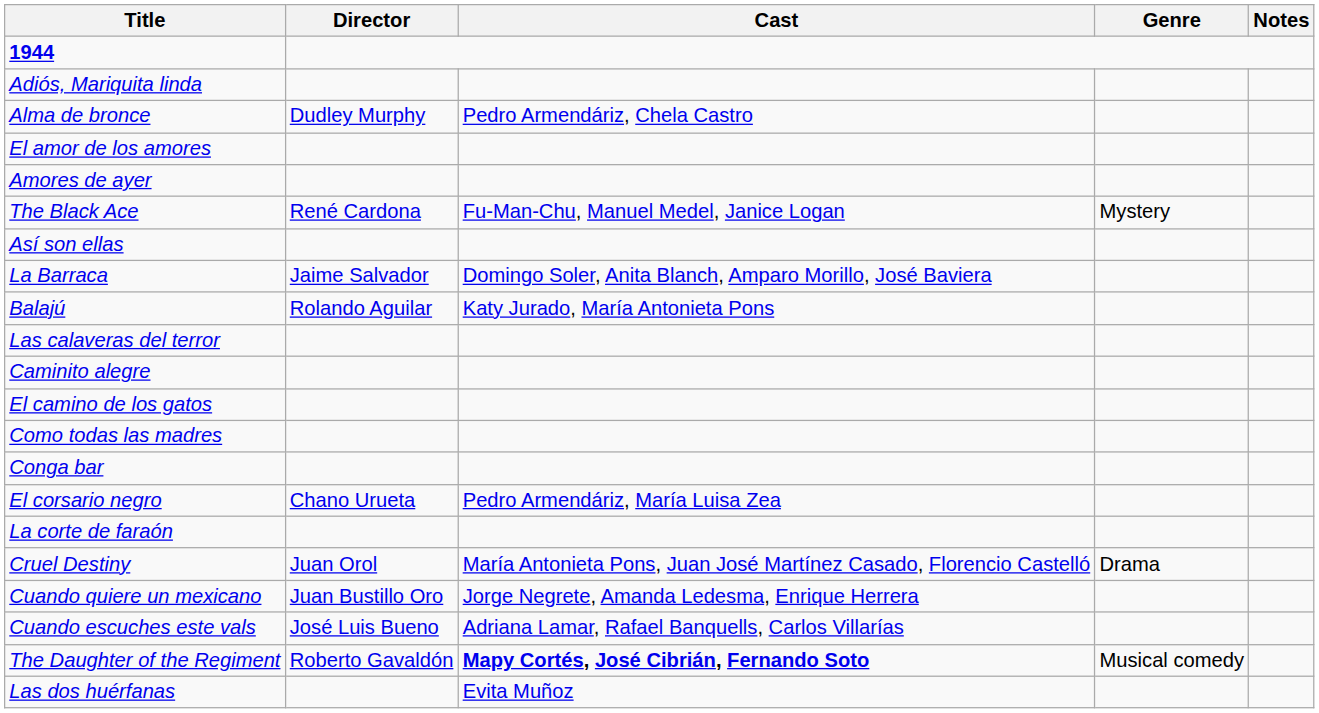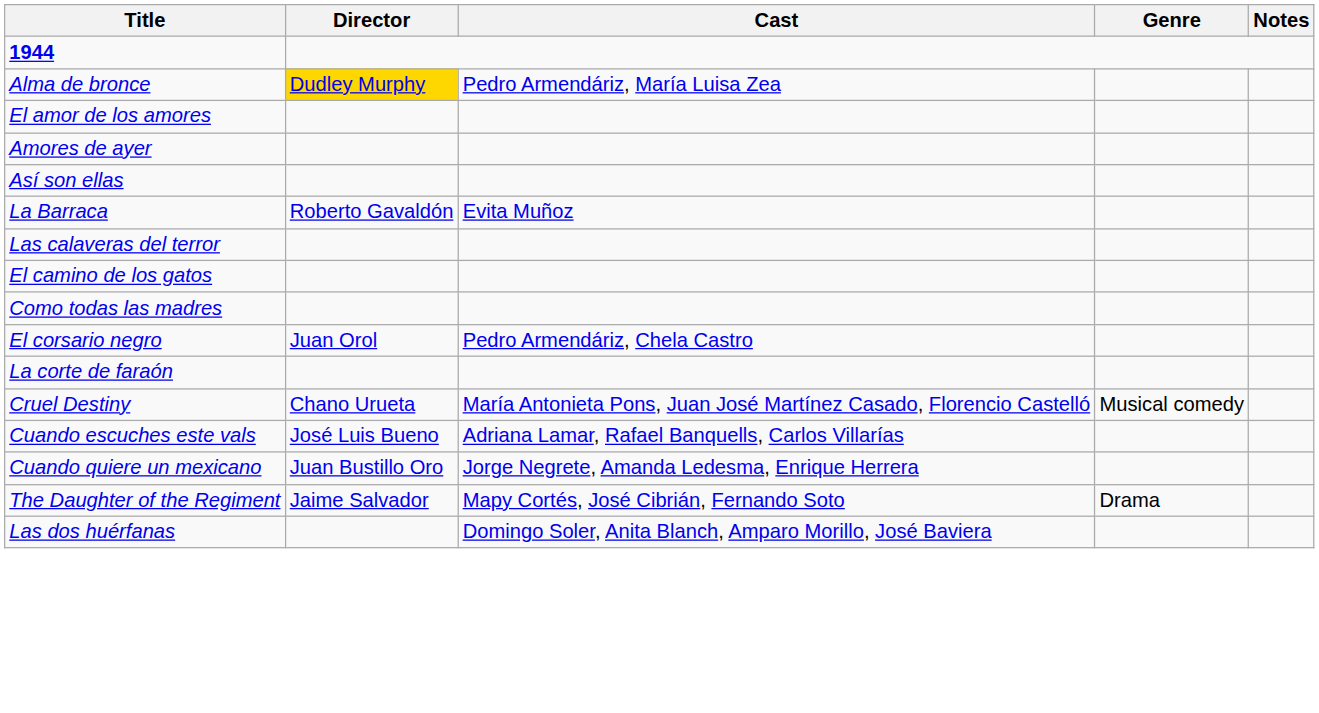- row: (106, 84)
(358, 116) no background -> (358, 84) gold background
(608, 116) Pedro Armendáriz, Chela Castro -> (622, 84) Pedro Armendáriz, María Luisa Zea
- row: (74, 212)
(359, 276) Jaime Salvador -> (372, 212) Roberto Gavaldón
(727, 276) Domingo Soler, Anita Blanch, Amparo Morillo, José Baviera -> (518, 212) Evita Muñoz
- row: (37, 308)
- row: (80, 372)
- row: (56, 468)
(353, 500) Chano Urueta -> (333, 340) Juan Orol
(622, 500) Pedro Armendáriz, María Luisa Zea -> (608, 340) Pedro Armendáriz, Chela Castro
(333, 564) Juan Orol -> (353, 404) Chano Urueta
(1130, 564) Drama -> (1172, 404) Musical comedy
rows swapped: (133, 627) <-> (135, 595)
(372, 659) Roberto Gavaldón -> (359, 500) Jaime Salvador
(666, 659) bold -> (654, 500) normal
(1172, 659) Musical comedy -> (1130, 500) Drama
(518, 691) Evita Muñoz -> (727, 532) Domingo Soler, Anita Blanch, Amparo Morillo, José Baviera
